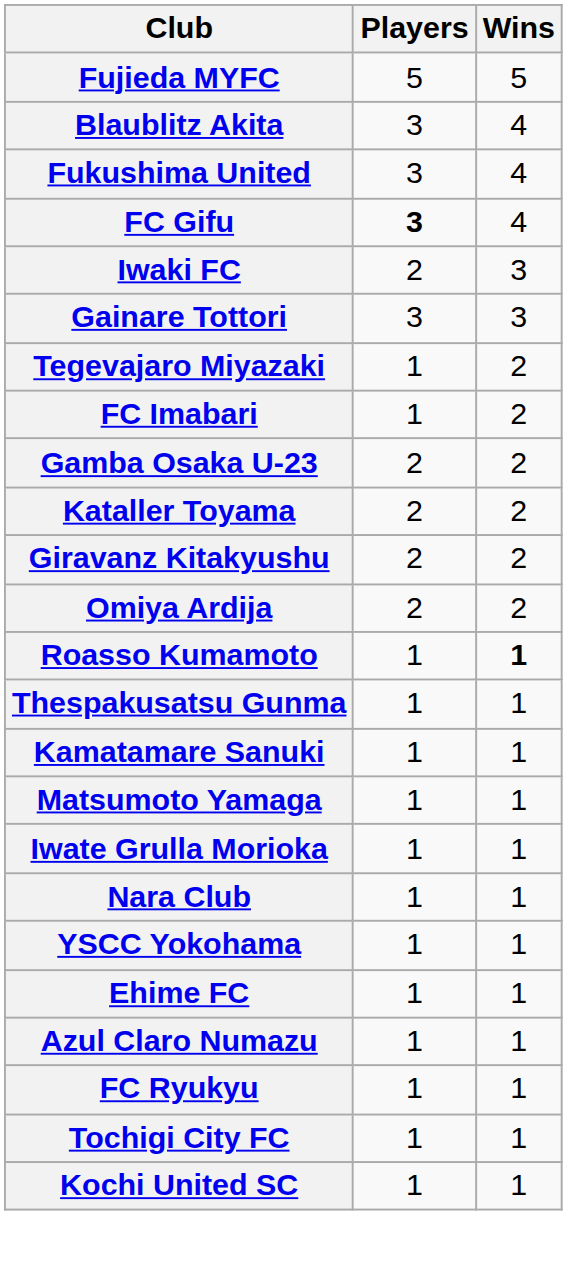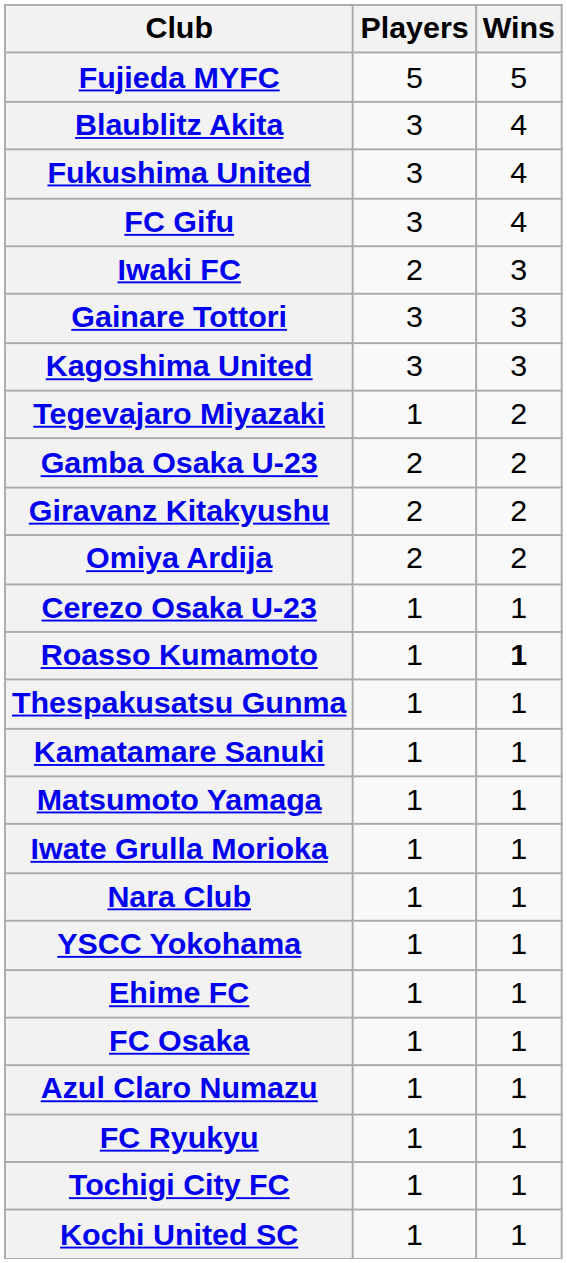(415, 221) bold -> (415, 221) normal
+ row: (179, 366)
- row: (179, 414)
- row: (179, 510)
+ row: (179, 607)
+ row: (179, 1041)
